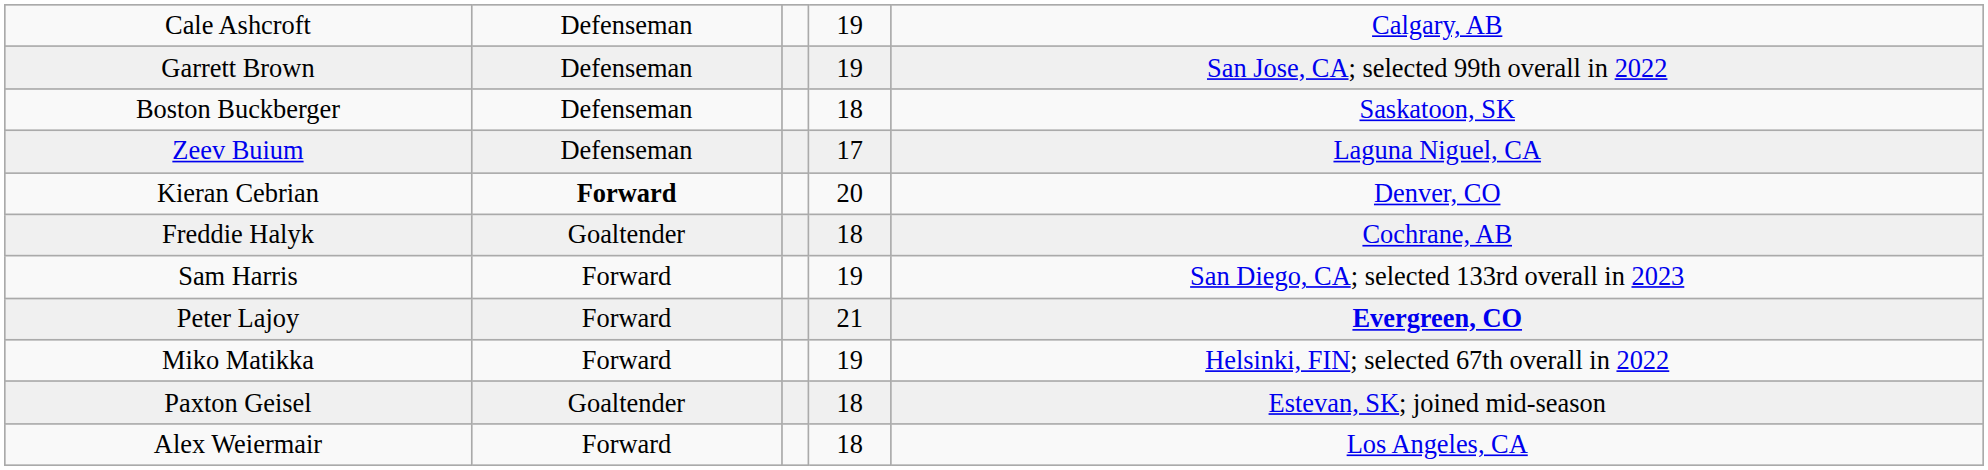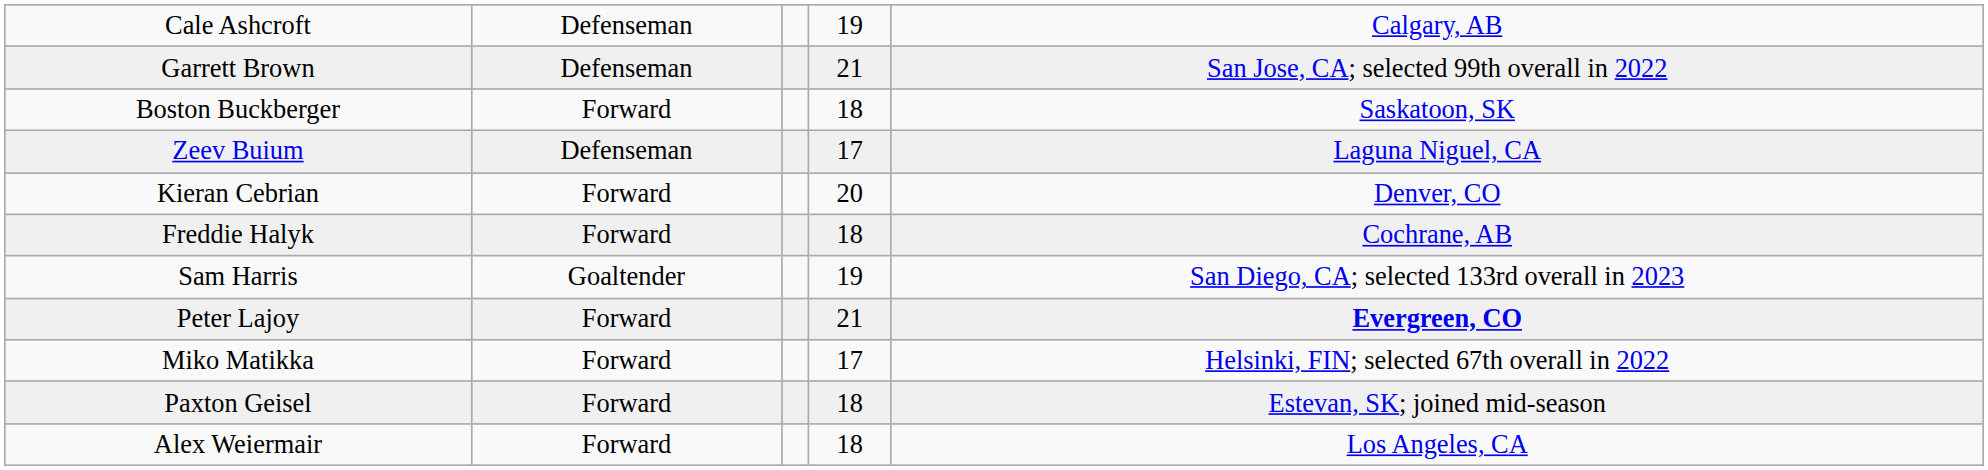(850, 67) 19 -> (850, 67) 21
(627, 109) Defenseman -> (627, 109) Forward
(627, 192) bold -> (627, 192) normal
(627, 234) Goaltender -> (627, 234) Forward
(627, 276) Forward -> (627, 276) Goaltender
(850, 360) 19 -> (850, 360) 17
(627, 402) Goaltender -> (627, 402) Forward
